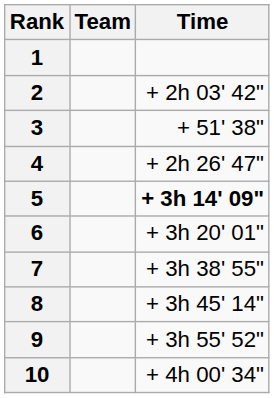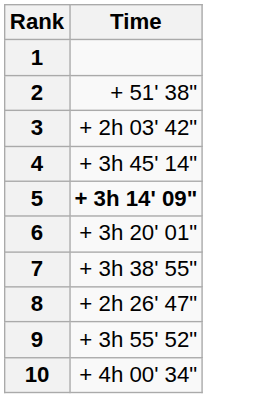- column: (103, 22)
(205, 92) + 2h 03' 42" -> (154, 92) + 51' 38"
(220, 127) + 51' 38" -> (138, 127) + 2h 03' 42"
(205, 163) + 2h 26' 47" -> (138, 163) + 3h 45' 14"
(205, 304) + 3h 45' 14" -> (138, 304) + 2h 26' 47"
